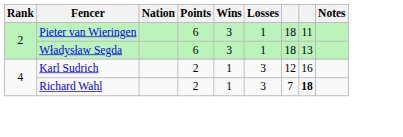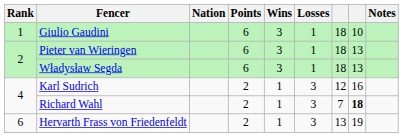+ row: (74, 31)
(307, 31) 11 -> (357, 50) 13
+ row: (113, 123)
